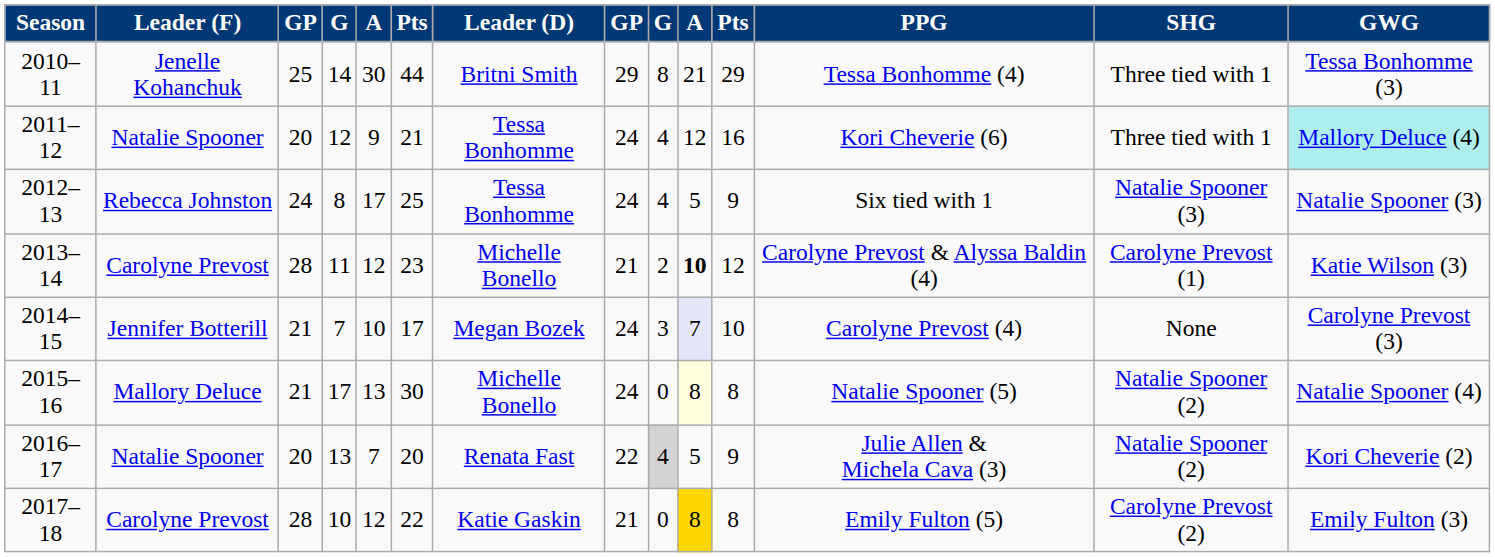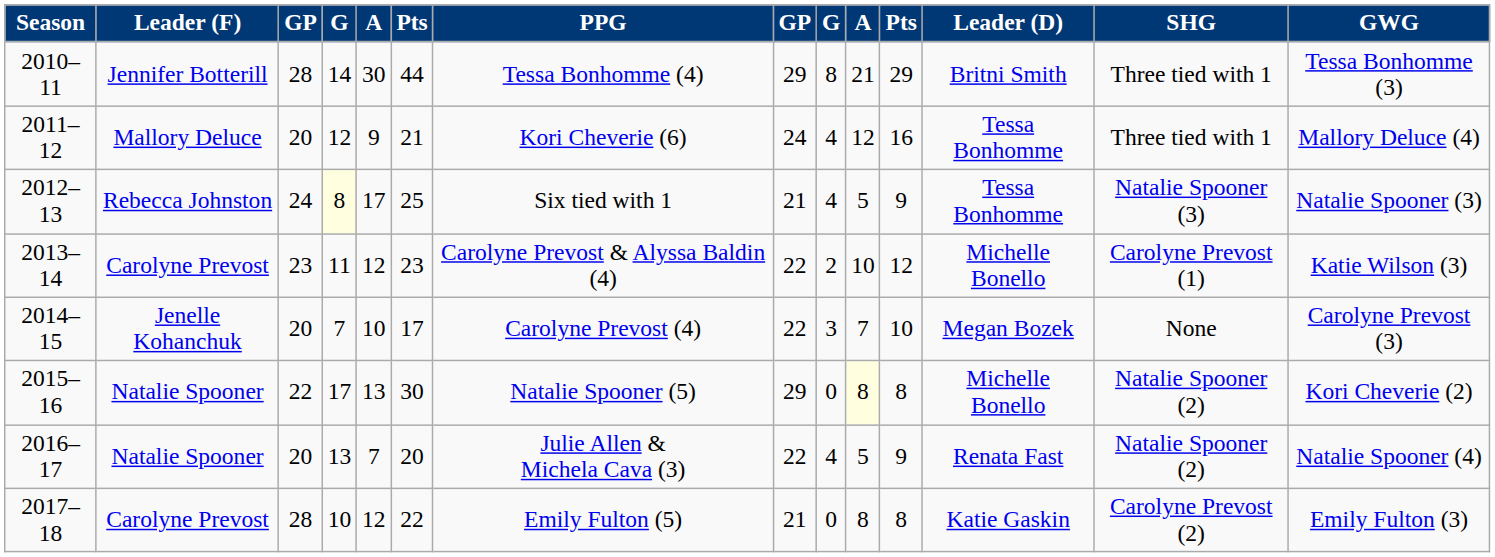columns swapped: (519, 23) <-> (924, 23)
(188, 73) Jenelle Kohanchuk -> (188, 73) Jennifer Botterill
(300, 73) 25 -> (300, 73) 28
(188, 137) Natalie Spooner -> (188, 137) Mallory Deluce
(1389, 137) paleturquoise background -> (1389, 137) no background
(339, 201) no background -> (339, 201) lightyellow background
(627, 201) 24 -> (795, 201) 21
(300, 264) 28 -> (300, 264) 23
(627, 264) 21 -> (795, 264) 22
(695, 264) bold -> (863, 264) normal
(188, 328) Jennifer Botterill -> (188, 328) Jenelle Kohanchuk
(300, 328) 21 -> (300, 328) 20
(627, 328) 24 -> (795, 328) 22
(695, 328) lavender background -> (863, 328) no background
(188, 392) Mallory Deluce -> (188, 392) Natalie Spooner
(300, 392) 21 -> (300, 392) 22
(627, 392) 24 -> (795, 392) 29
(1389, 392) Natalie Spooner (4) -> (1389, 392) Kori Cheverie (2)
(663, 456) lightgrey background -> (831, 456) no background
(1389, 456) Kori Cheverie (2) -> (1389, 456) Natalie Spooner (4)
(695, 520) gold background -> (863, 520) no background
